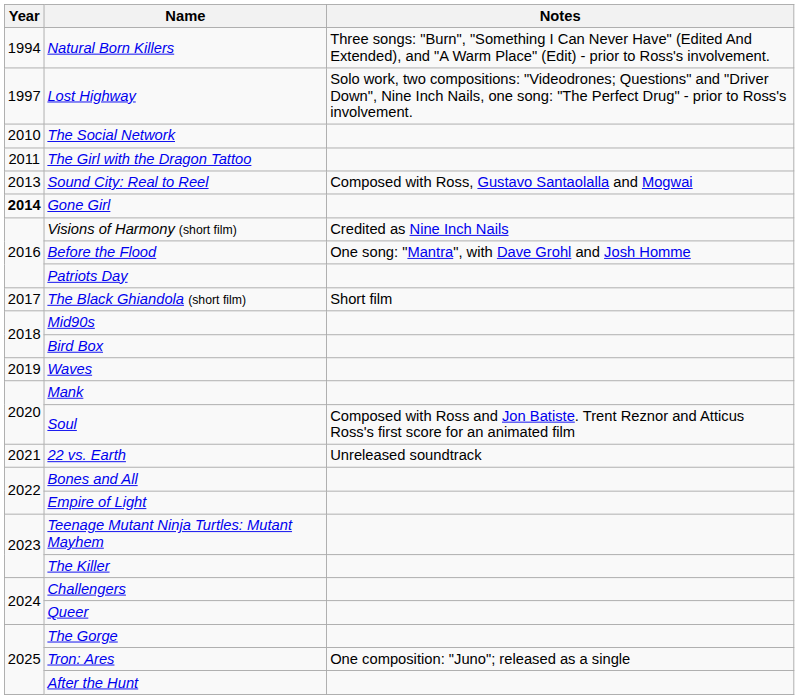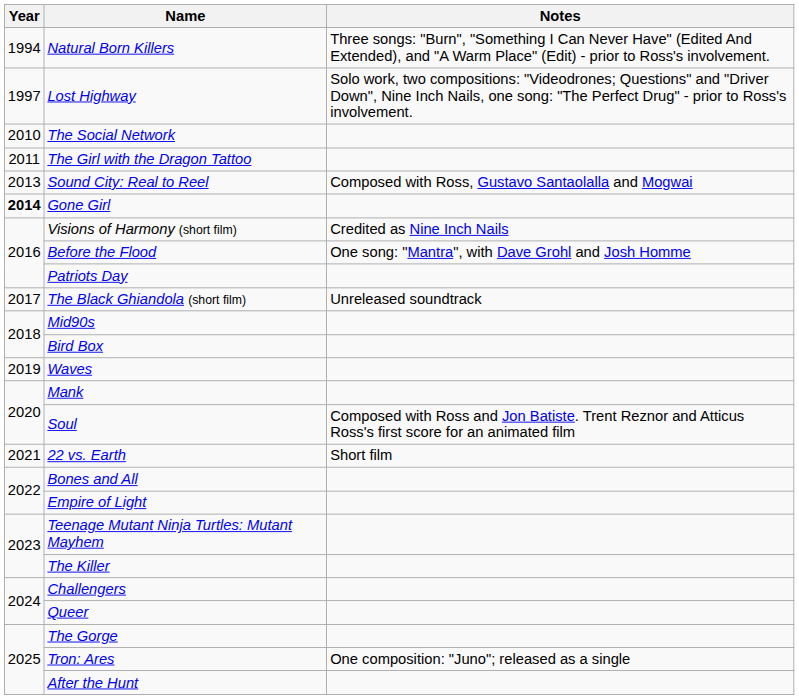(361, 299) Short film -> (406, 299) Unreleased soundtrack
(406, 455) Unreleased soundtrack -> (361, 455) Short film
